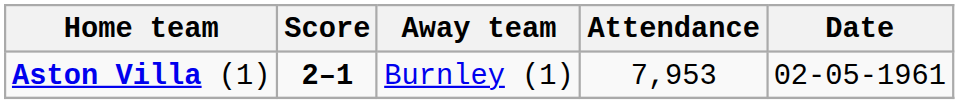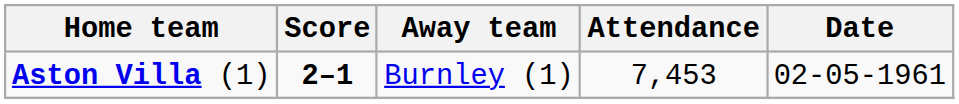(674, 75) 7,953 -> (674, 75) 7,453
